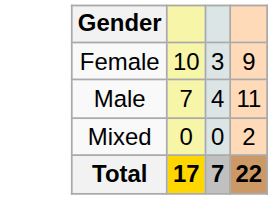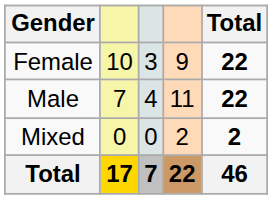+ column: (234, 24)
